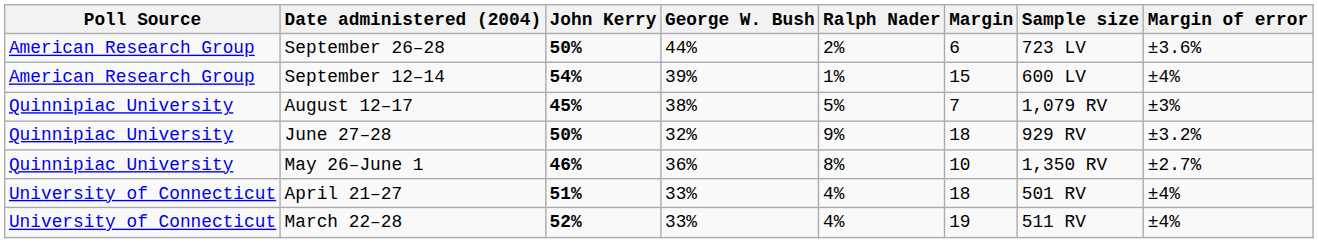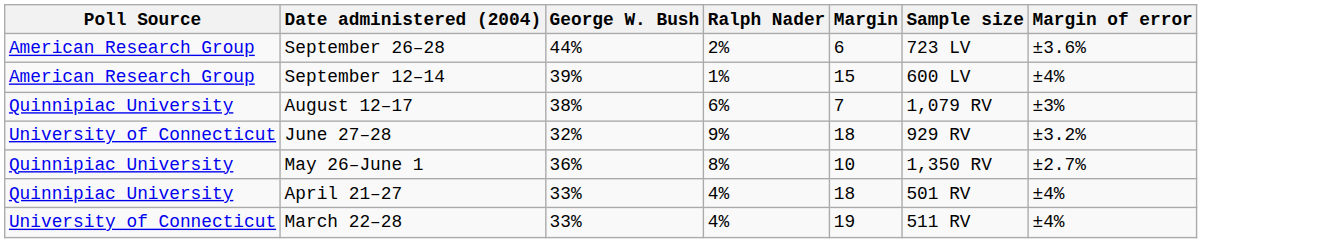- column: (603, 19)
(834, 106) 5% -> (718, 106) 6%
(121, 135) Quinnipiac University -> (143, 135) University of Connecticut
(143, 193) University of Connecticut -> (121, 193) Quinnipiac University
